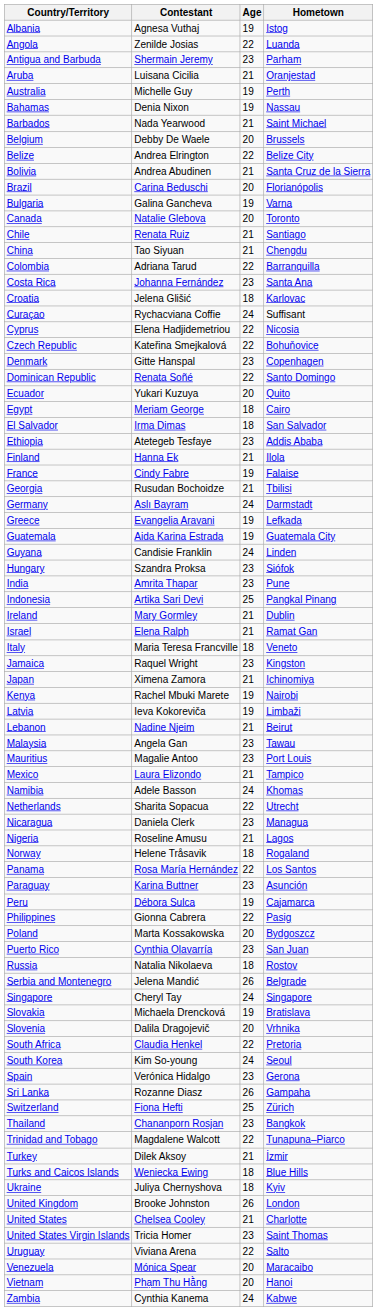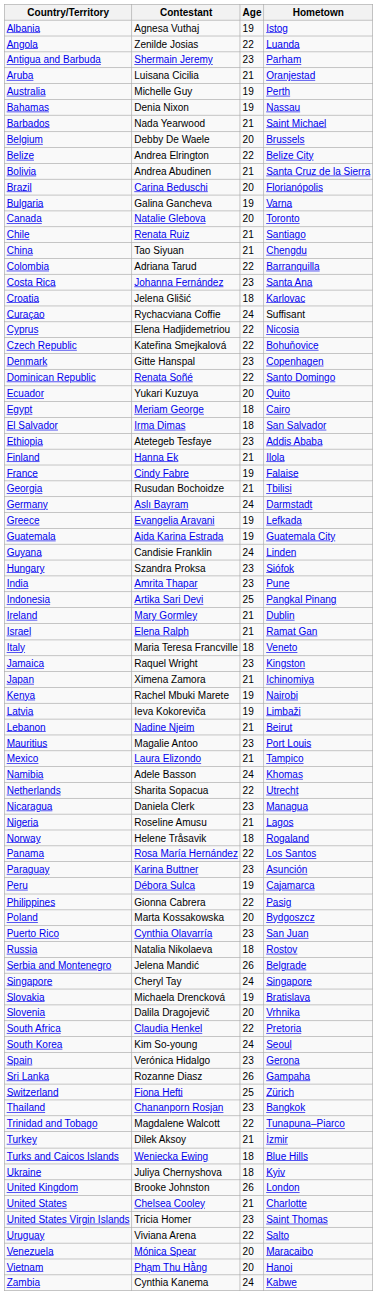- row: (26, 743)
